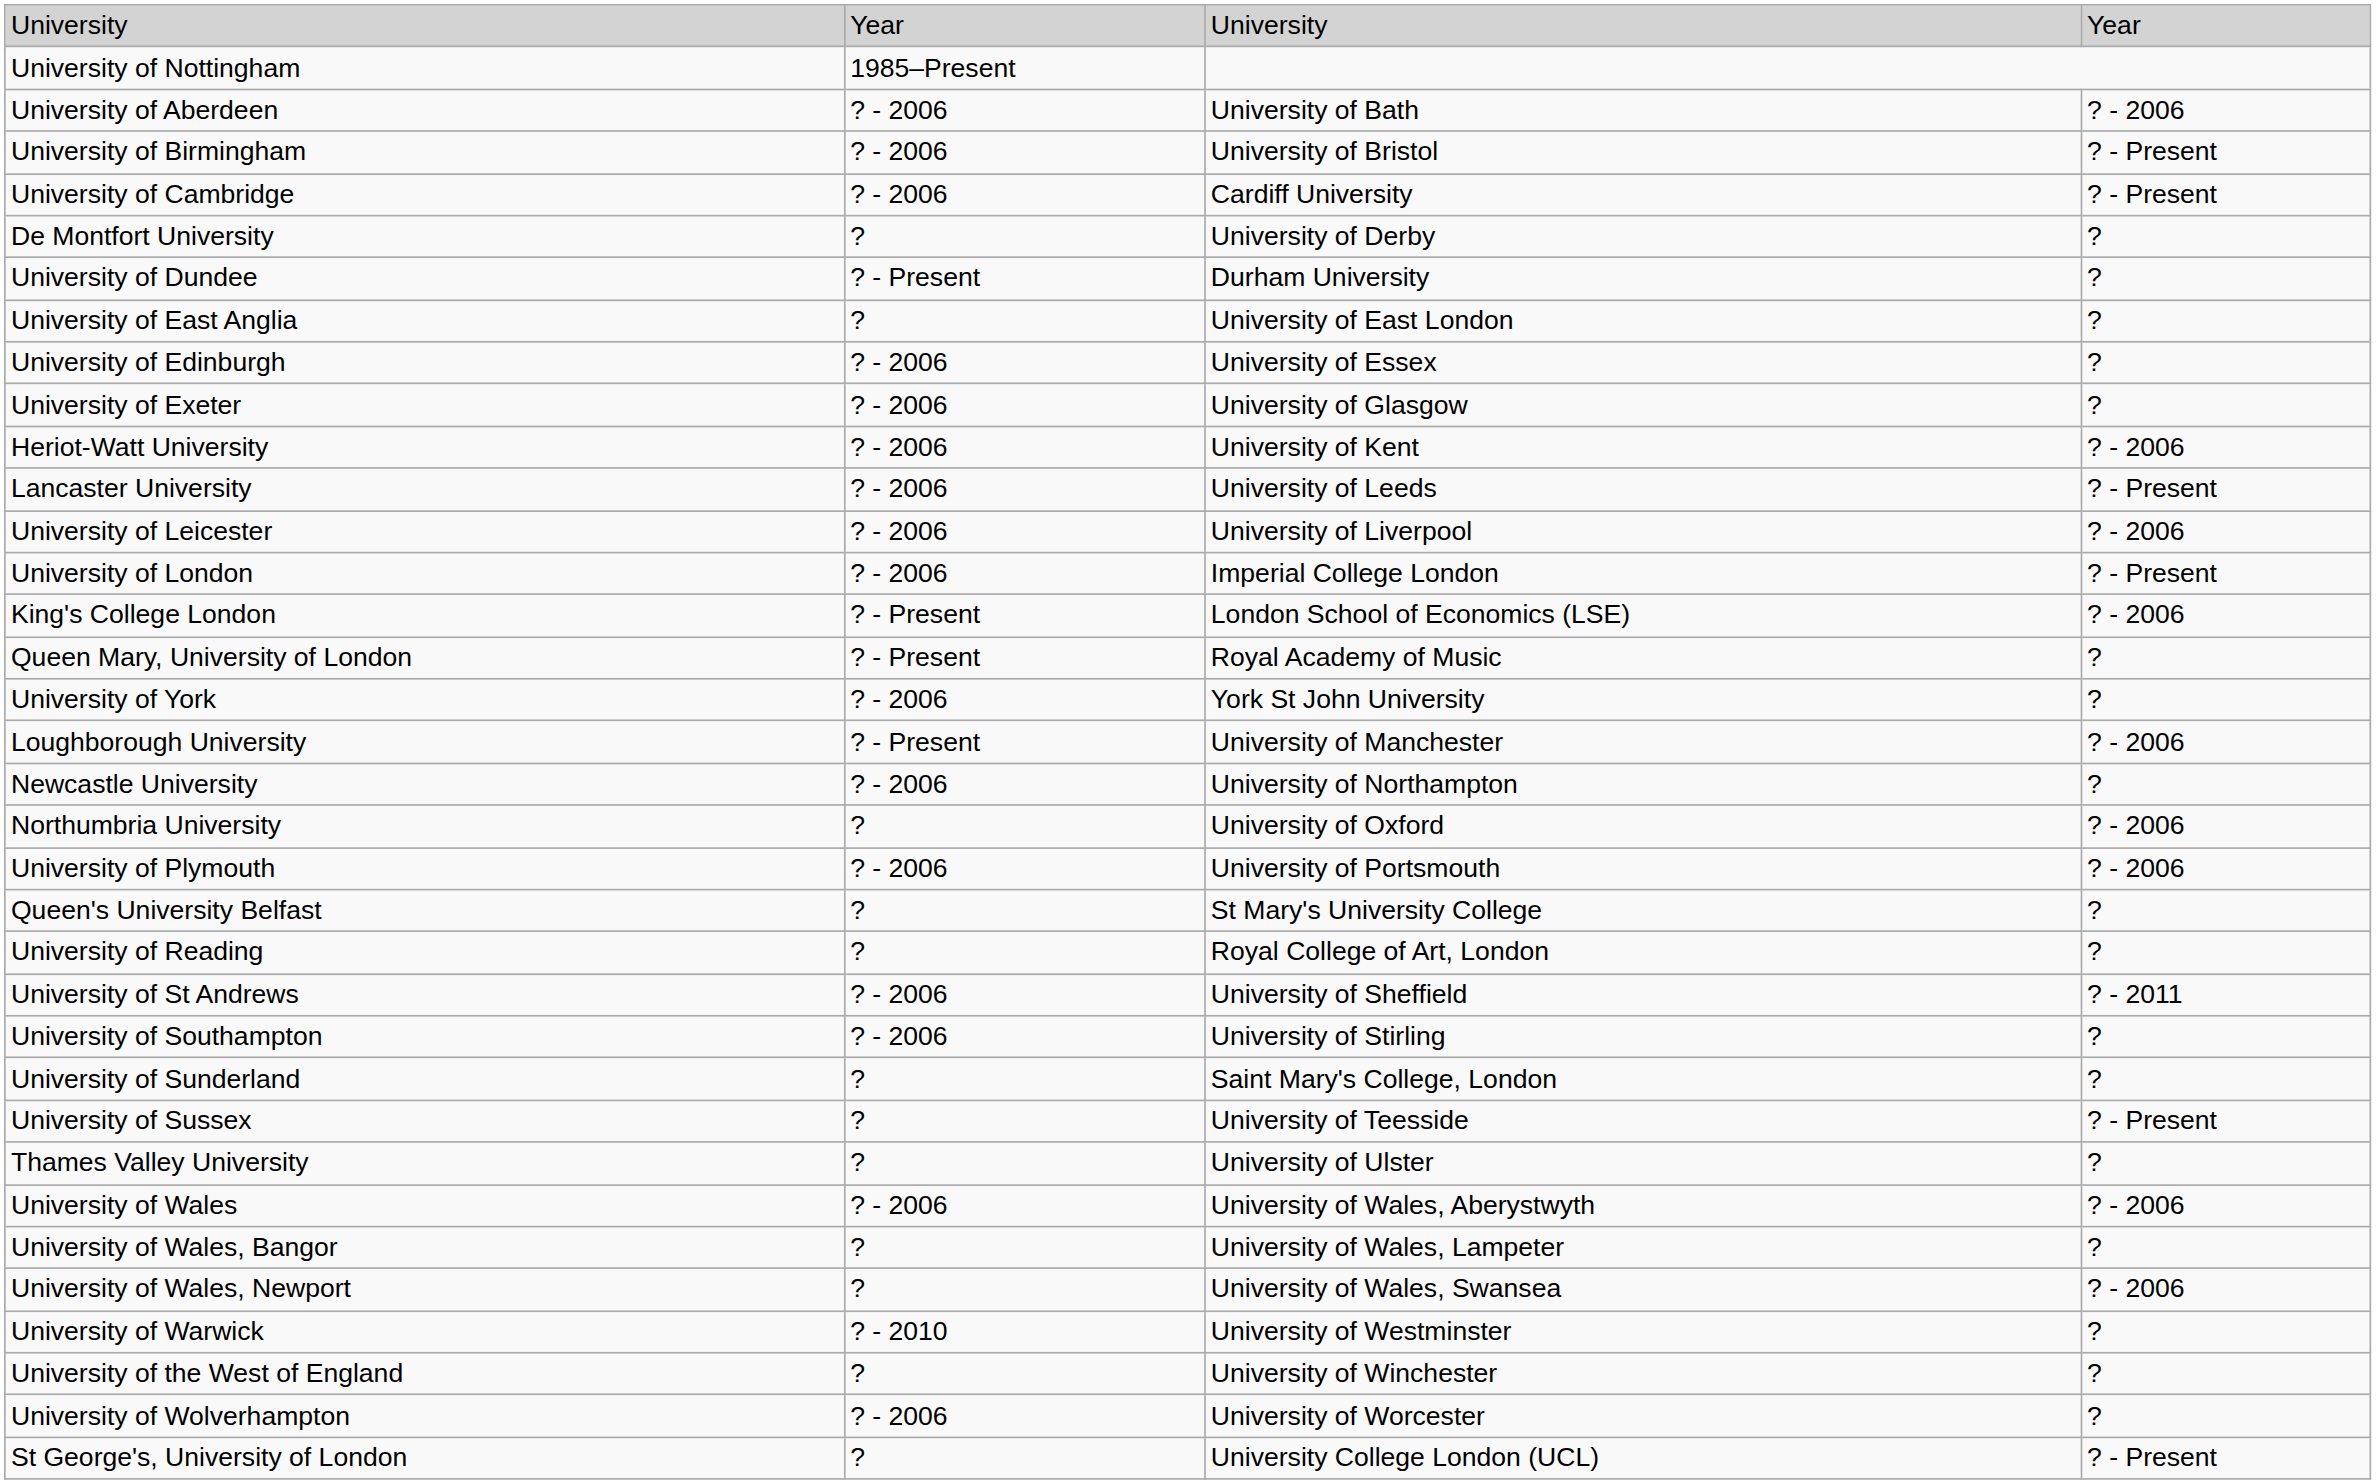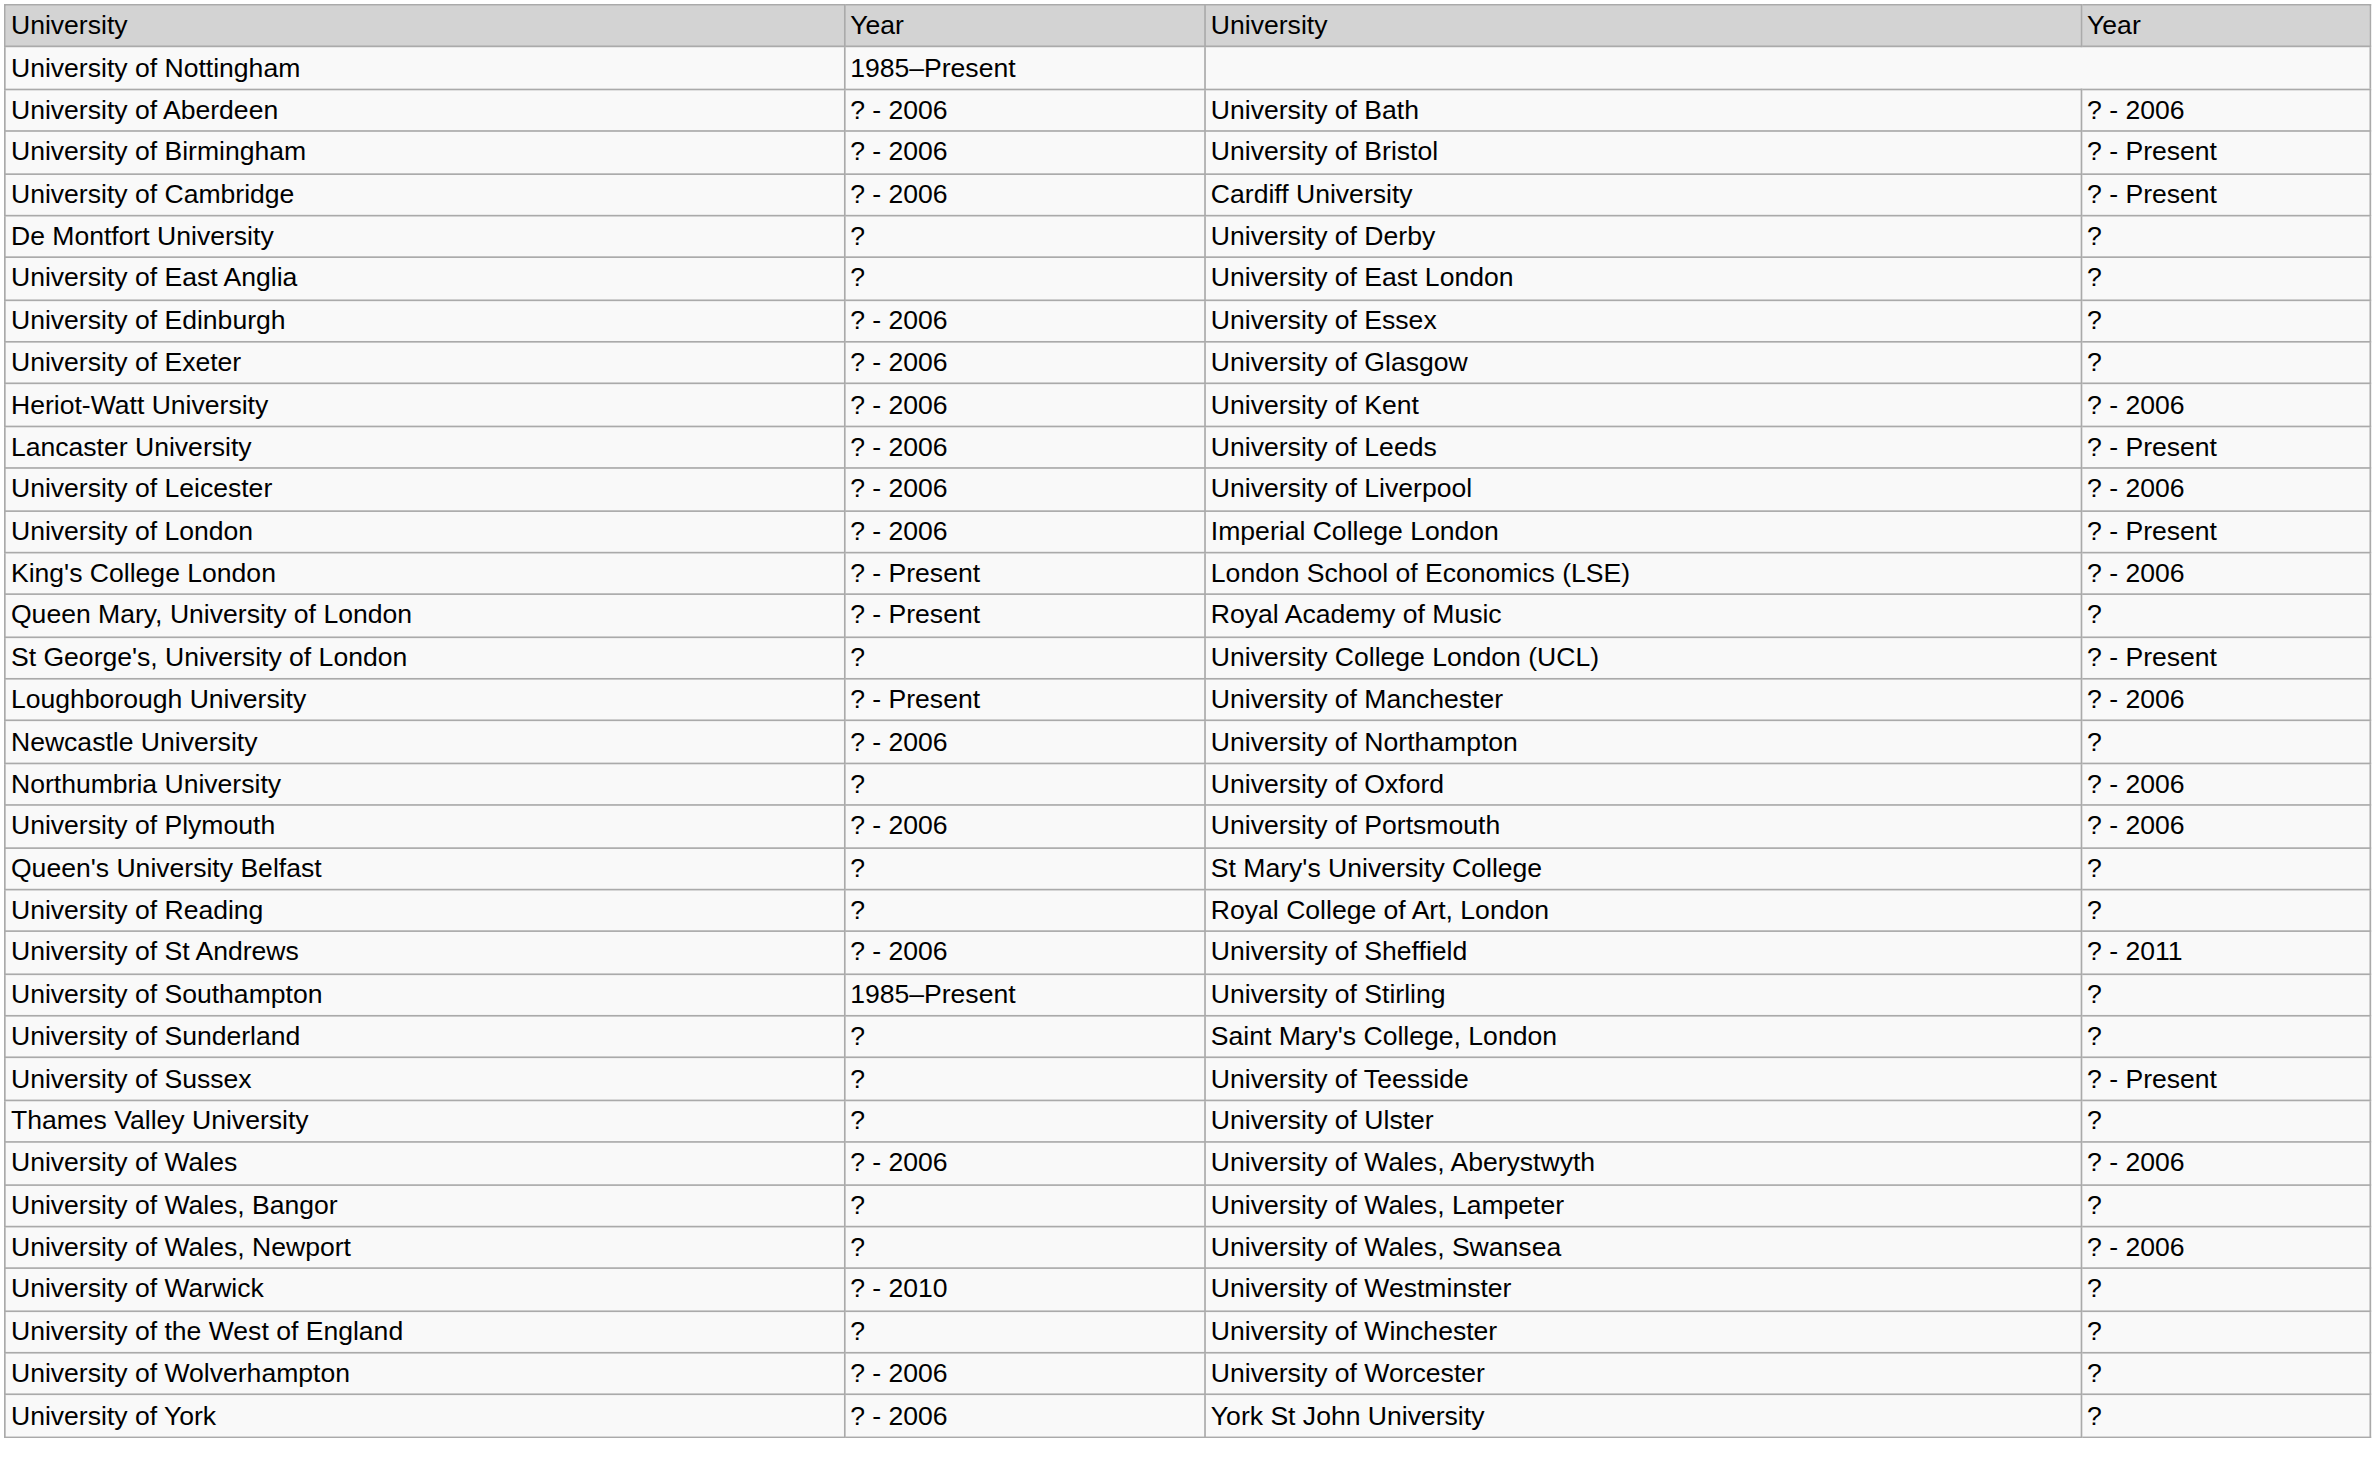- row: (134, 278)
rows swapped: (209, 1457) <-> (114, 699)
(899, 1036) ? - 2006 -> (933, 994) 1985–Present
